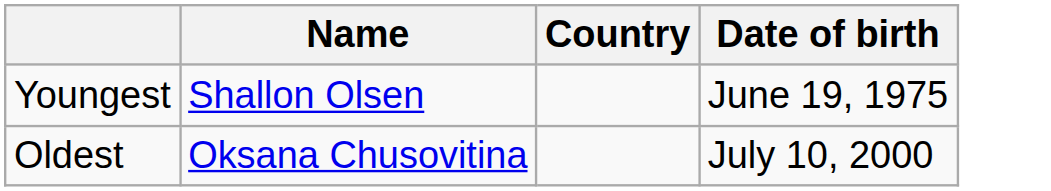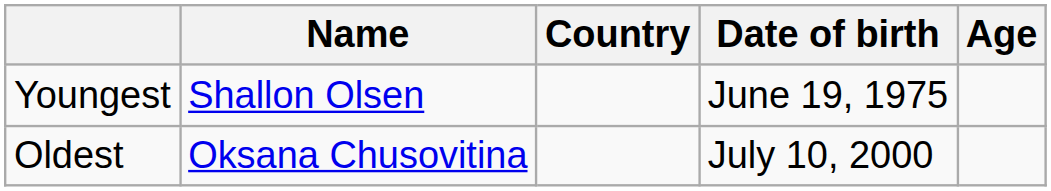+ column: (1001, 34)
